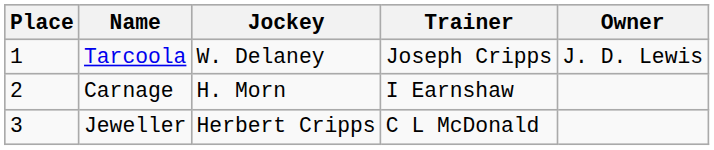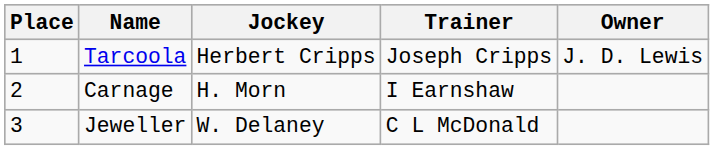(261, 57) W. Delaney -> (286, 57) Herbert Cripps
(286, 126) Herbert Cripps -> (261, 126) W. Delaney
